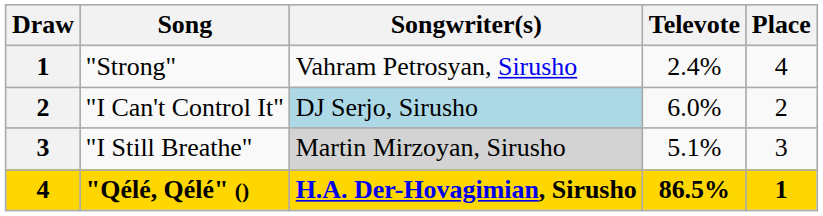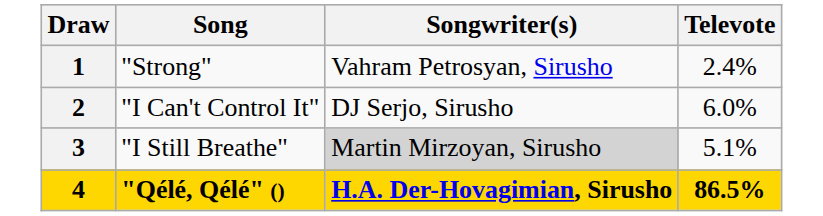- column: (781, 25)
(387, 107) lightblue background -> (422, 107) no background
